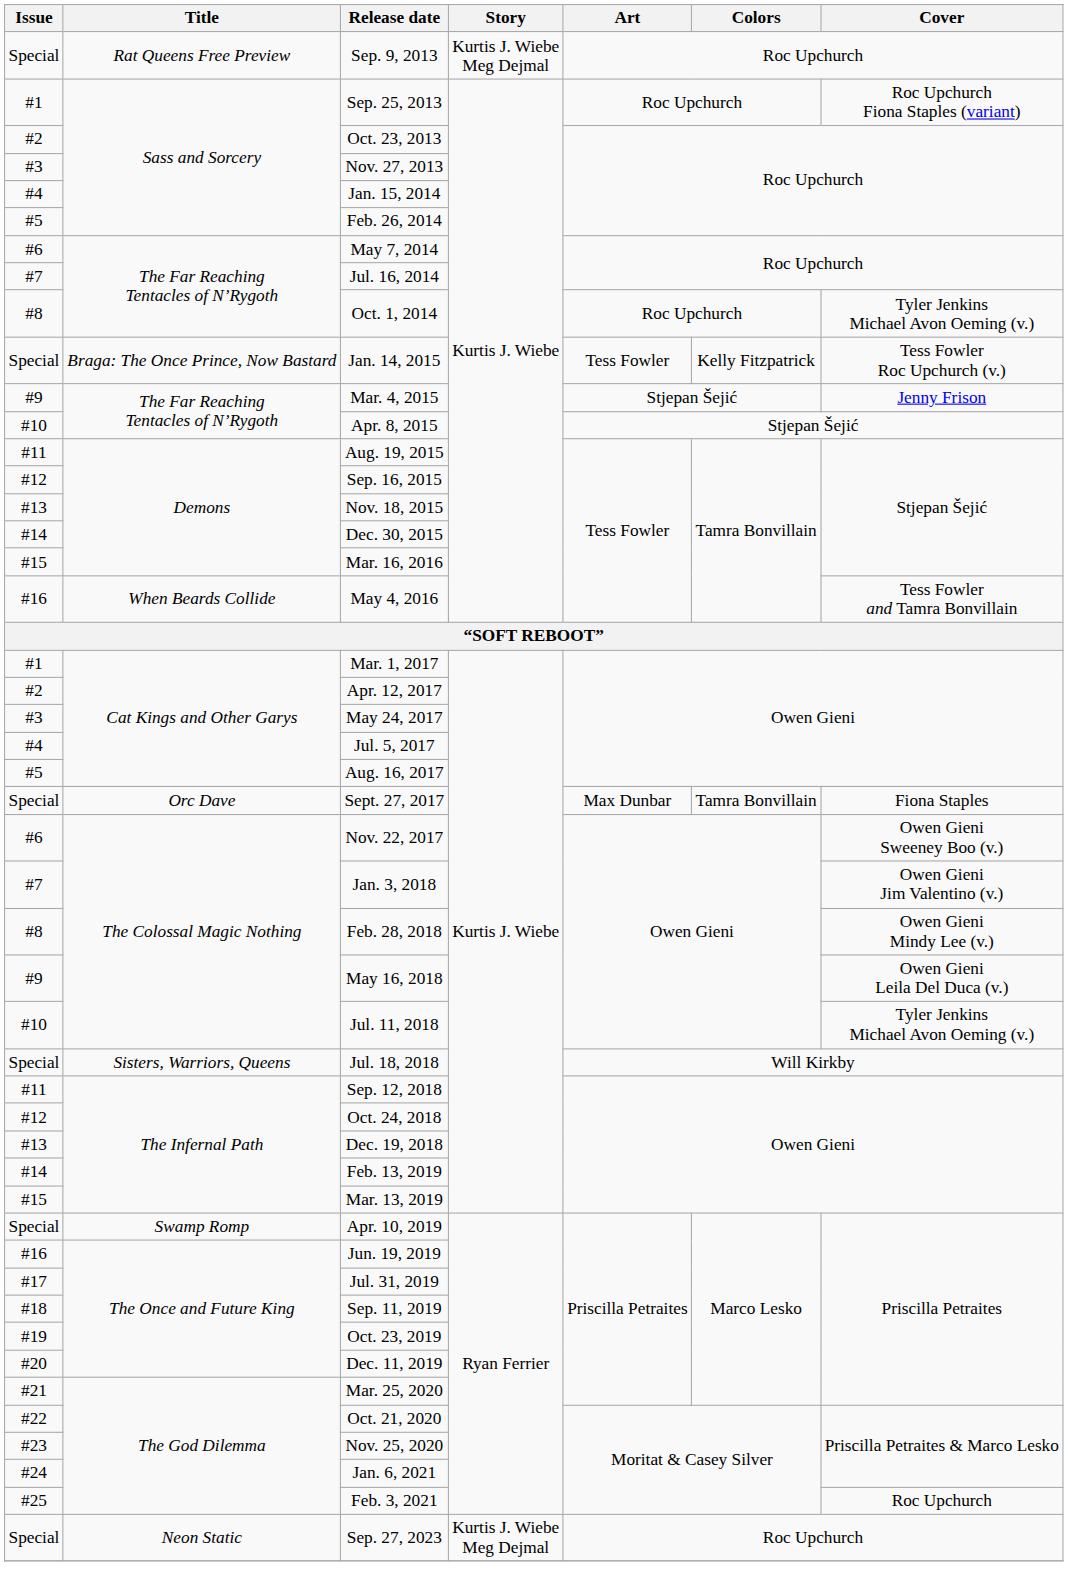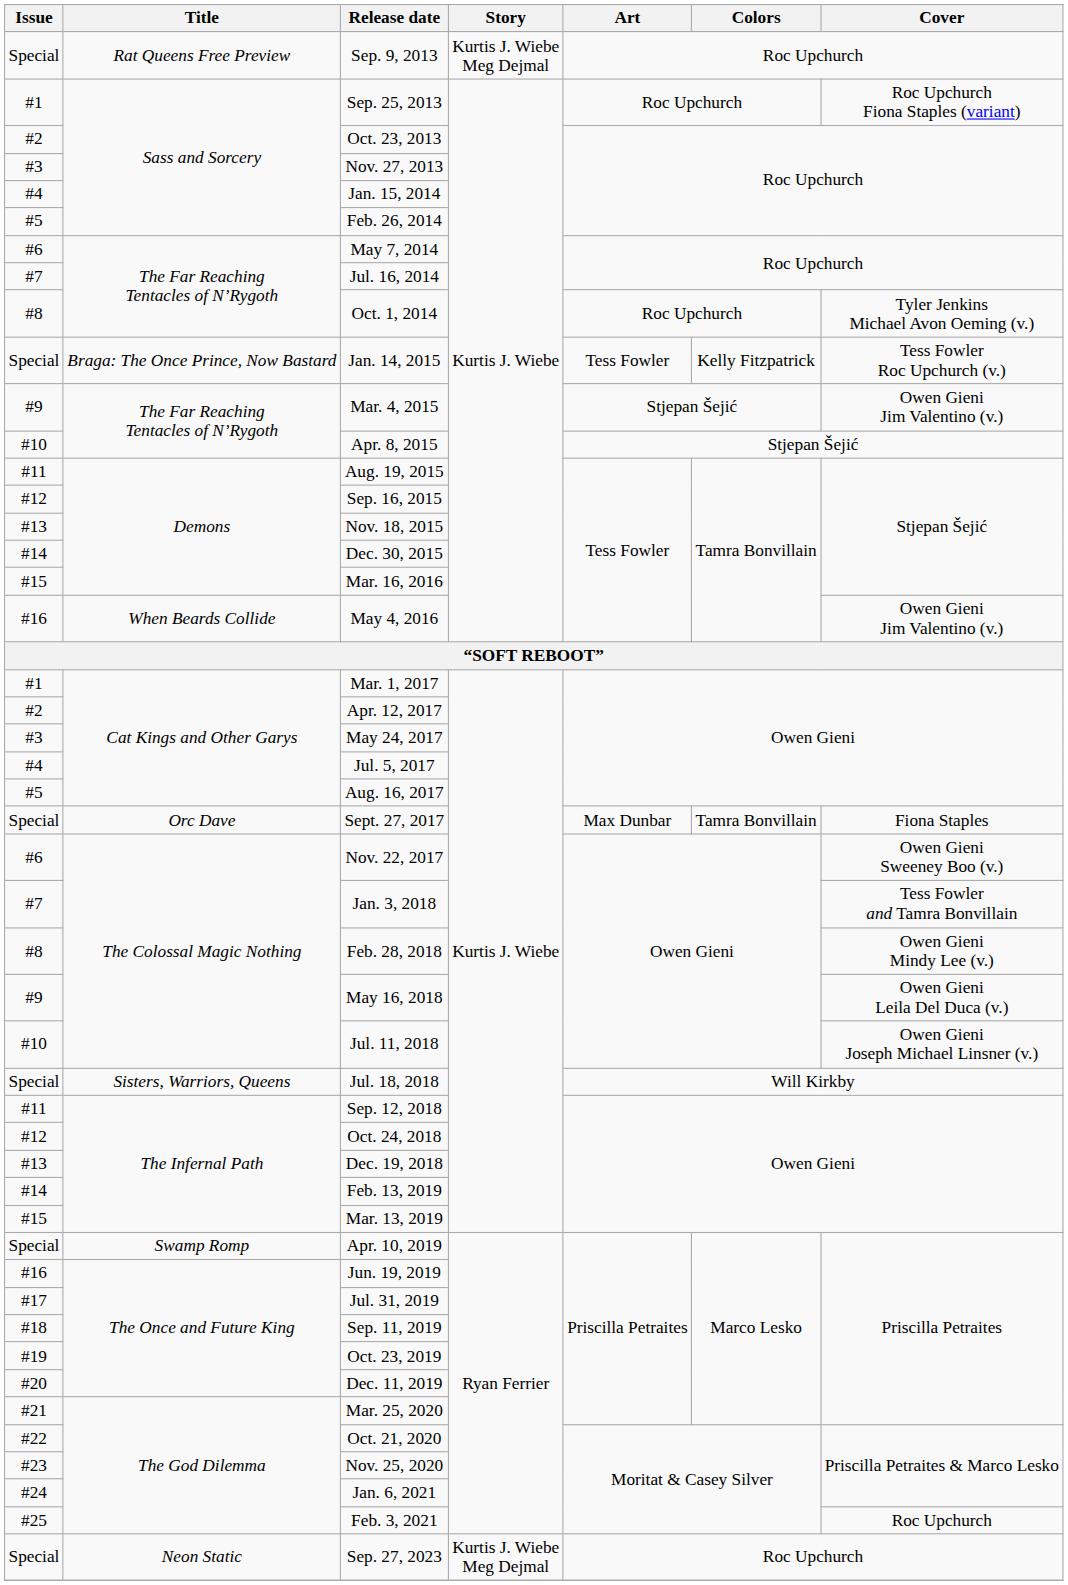(942, 397) Jenny Frison -> (942, 407) Owen Gieni Jim Valentino (v.)
(942, 598) Tess Fowler and Tamra Bonvillain -> (942, 618) Owen Gieni Jim Valentino (v.)
(942, 884) Owen Gieni Jim Valentino (v.) -> (942, 903) Tess Fowler and Tamra Bonvillain
(942, 1025) Tyler Jenkins Michael Avon Oeming (v.) -> (942, 1044) Owen Gieni Joseph Michael Linsner (v.)
